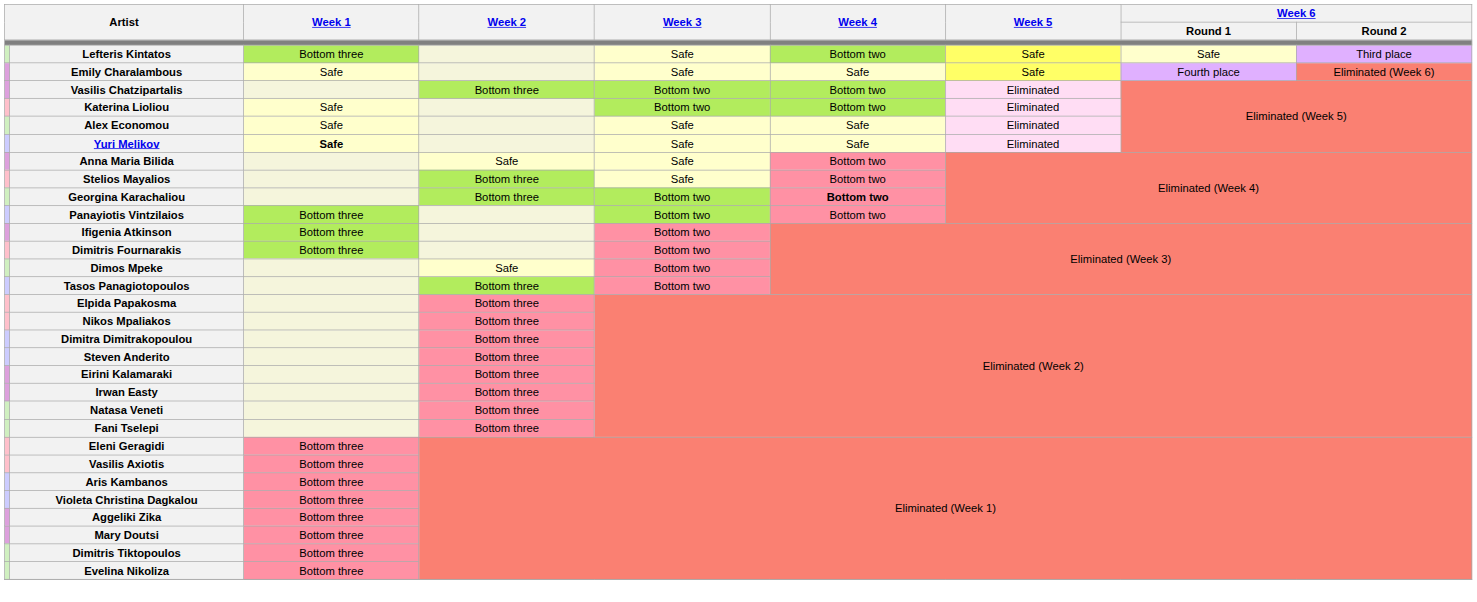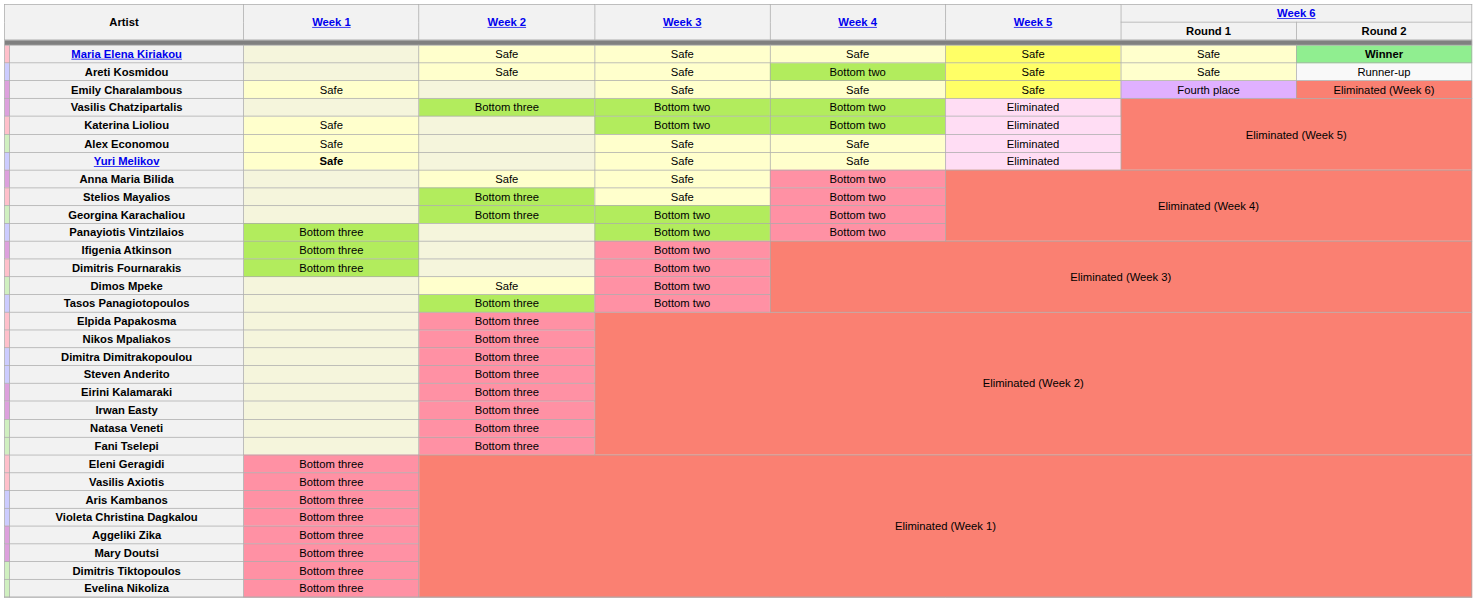+ row: (127, 54)
+ row: (127, 72)
- row: (127, 54)
(858, 197) bold -> (858, 215) normal
